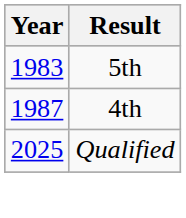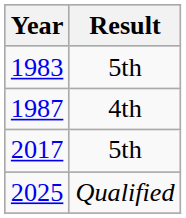+ row: (37, 150)
